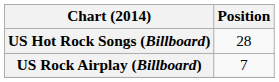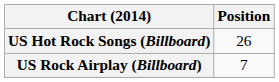(244, 41) 28 -> (244, 41) 26
